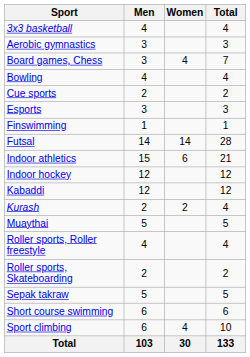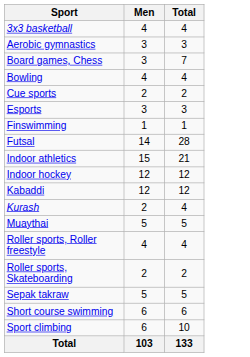- column: (185, 12)
